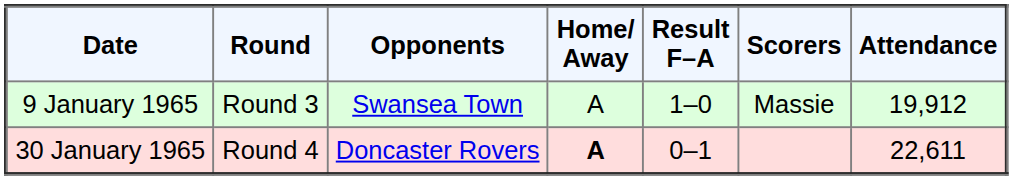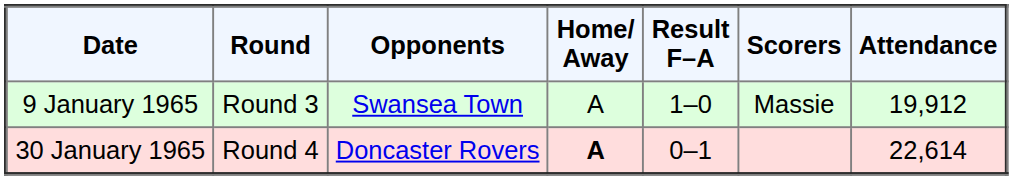(928, 150) 22,611 -> (928, 150) 22,614
